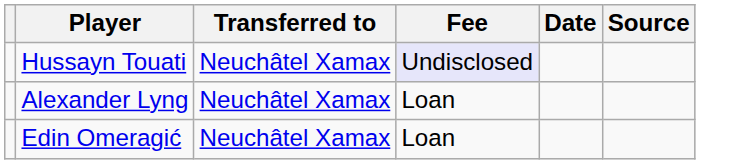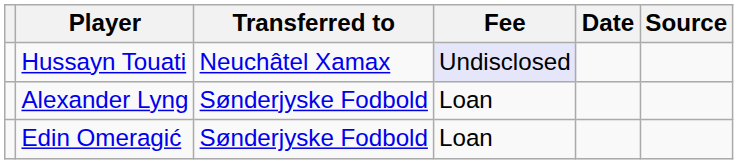(295, 100) Neuchâtel Xamax -> (314, 100) Sønderjyske Fodbold
(295, 138) Neuchâtel Xamax -> (314, 138) Sønderjyske Fodbold
